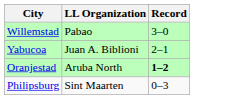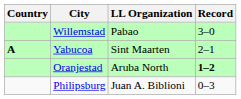+ column: (27, 13)
(101, 49) Juan A. Biblioni -> (140, 49) Sint Maarten
(94, 85) Sint Maarten -> (148, 85) Juan A. Biblioni
